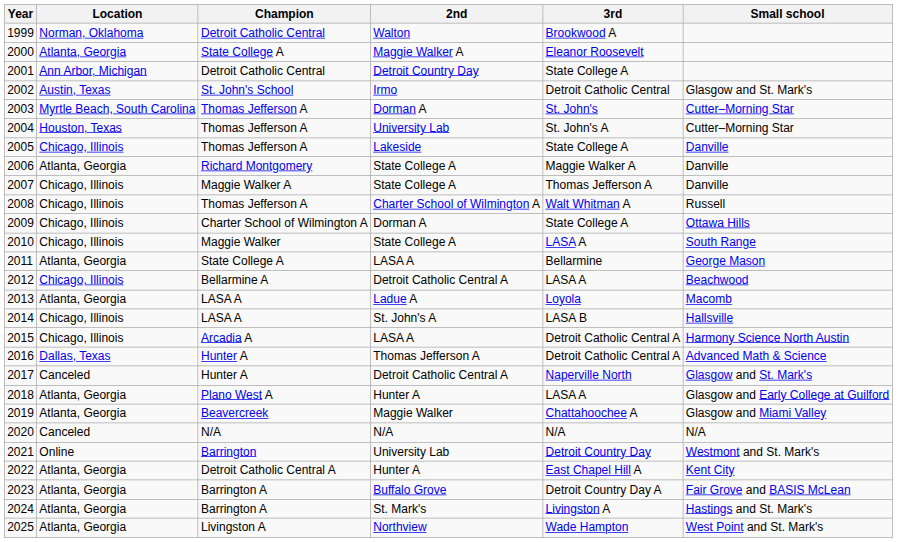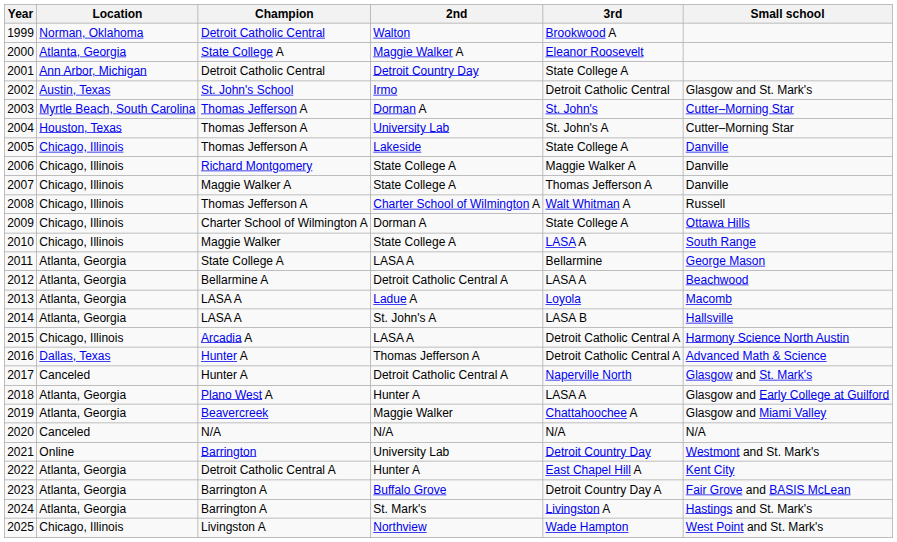(83, 166) Atlanta, Georgia -> (81, 166) Chicago, Illinois
(81, 280) Chicago, Illinois -> (83, 280) Atlanta, Georgia
(81, 318) Chicago, Illinois -> (83, 318) Atlanta, Georgia
(83, 527) Atlanta, Georgia -> (81, 527) Chicago, Illinois
